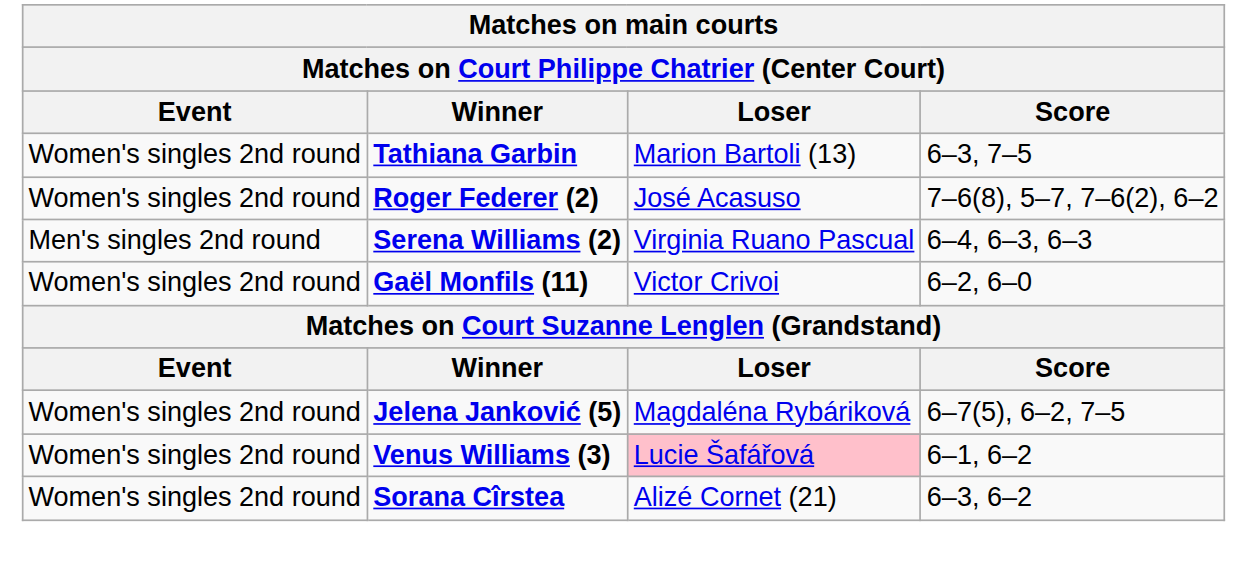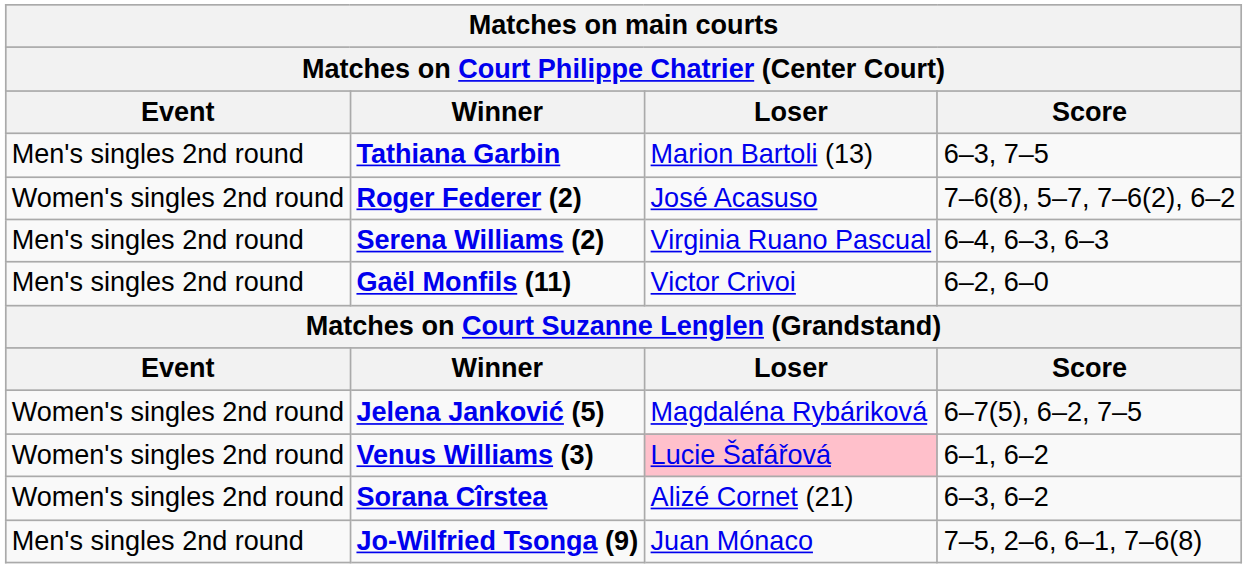(195, 154) Women's singles 2nd round -> (158, 154) Men's singles 2nd round
(195, 283) Women's singles 2nd round -> (158, 283) Men's singles 2nd round
+ row: (497, 540)
